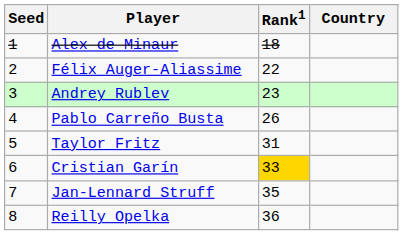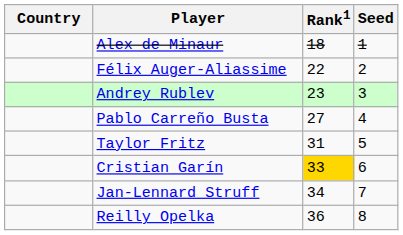columns swapped: (353, 19) <-> (26, 19)
(271, 119) 26 -> (316, 119) 27
(271, 193) 35 -> (316, 193) 34
